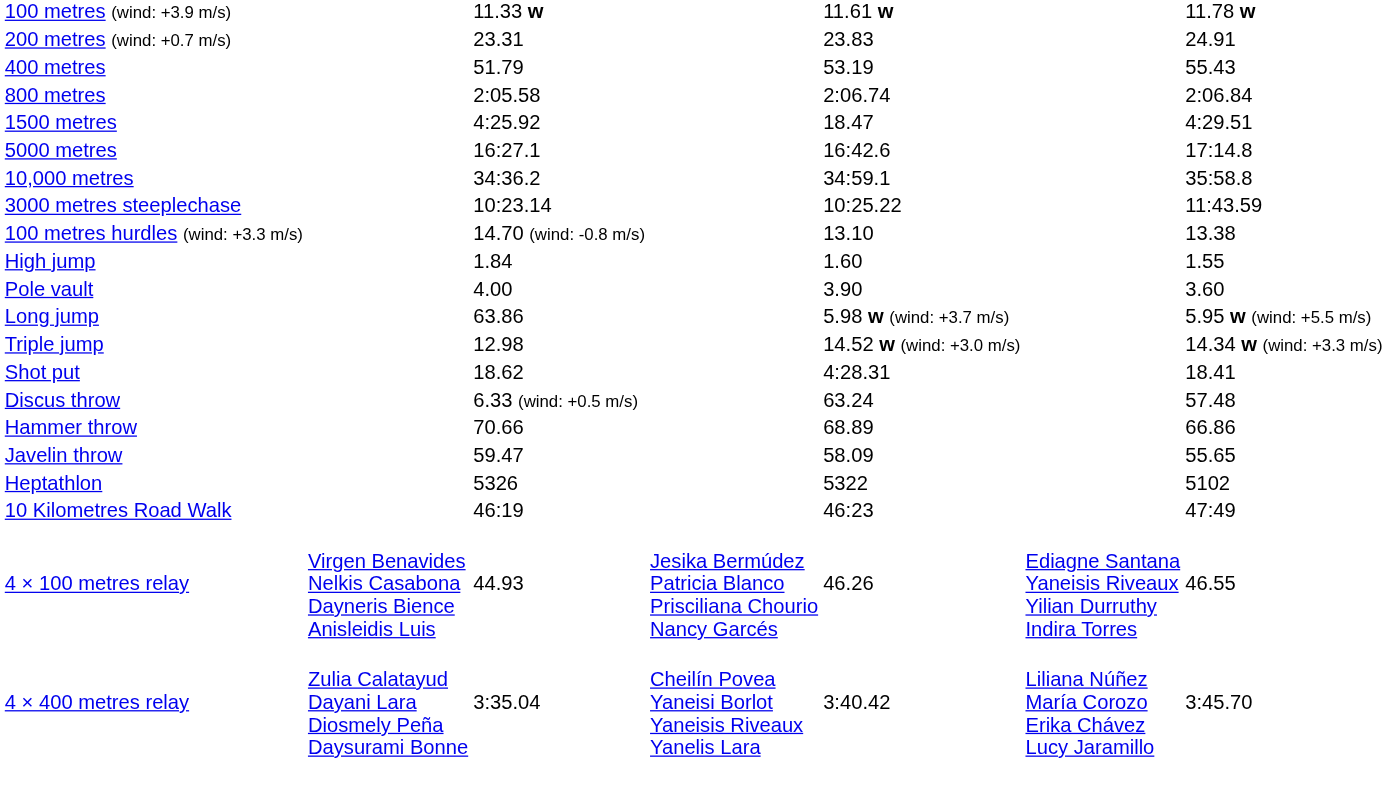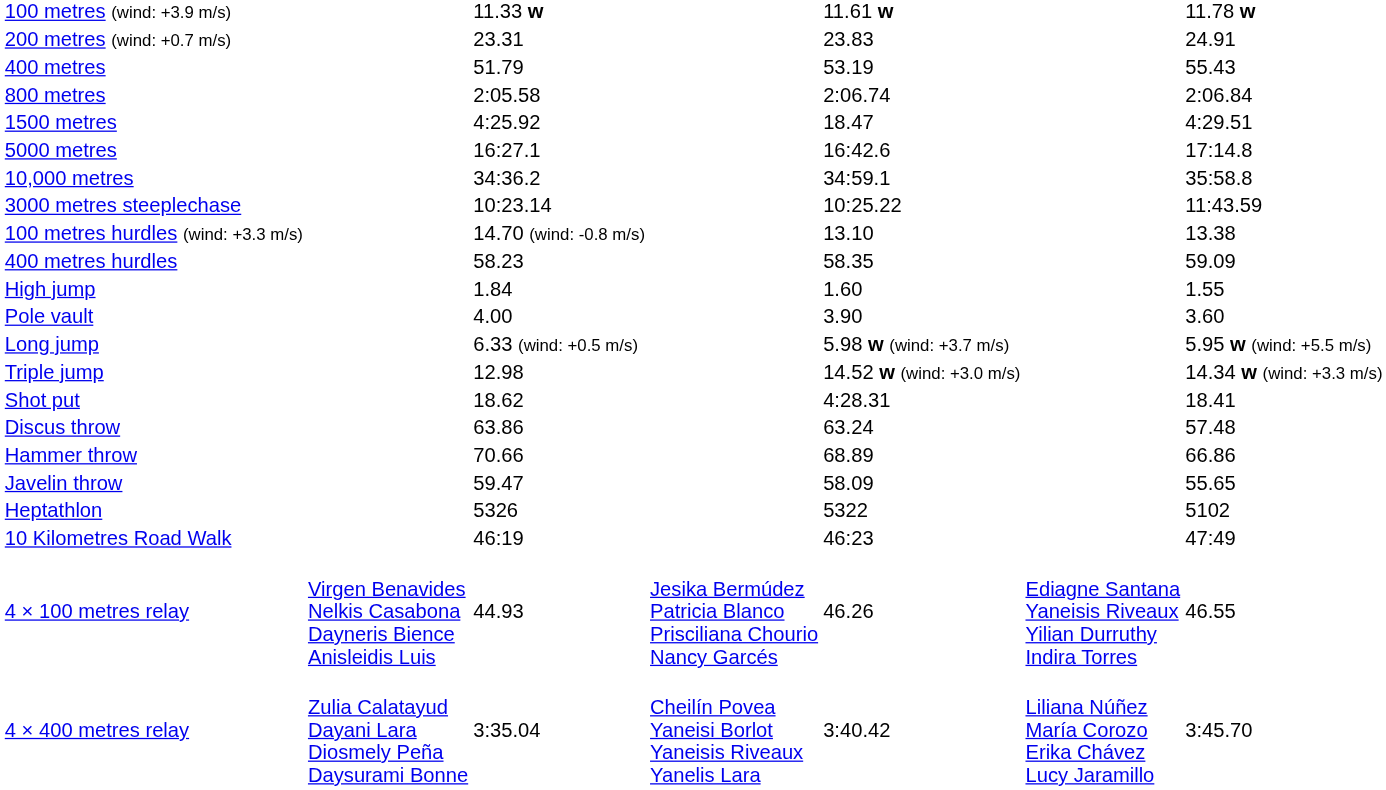+ row: (91, 261)
(498, 316) 63.86 -> (556, 344) 6.33 (wind: +0.5 m/s)
(556, 400) 6.33 (wind: +0.5 m/s) -> (498, 427) 63.86
